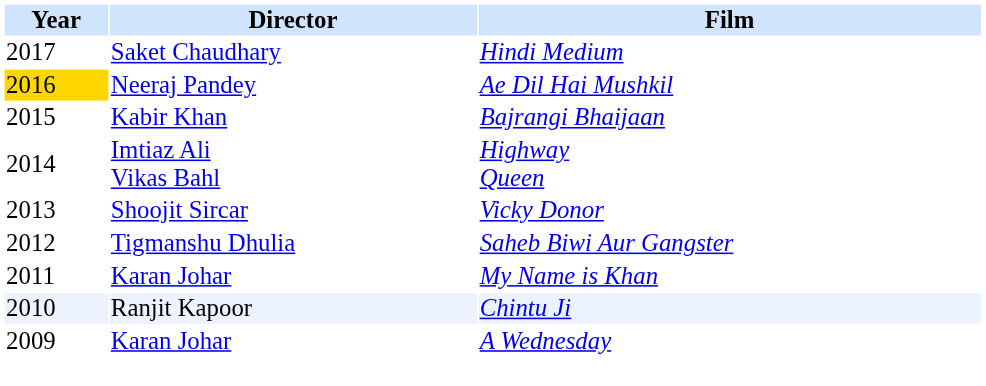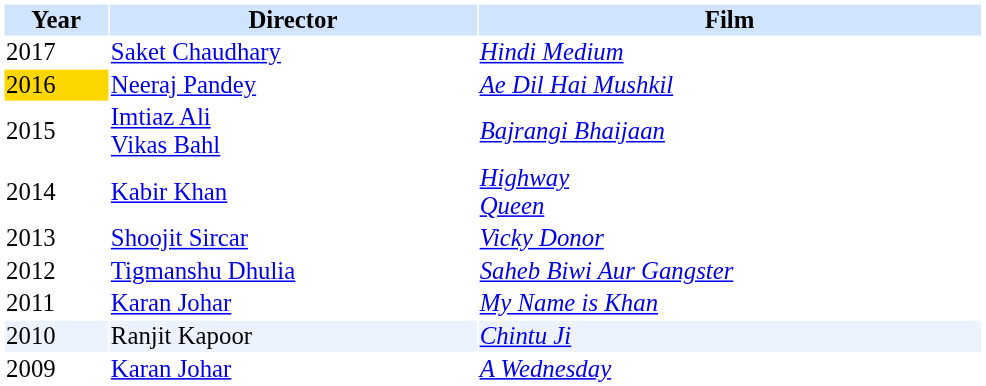(169, 117) Kabir Khan -> (166, 131) Imtiaz Ali Vikas Bahl
(166, 163) Imtiaz Ali Vikas Bahl -> (169, 191) Kabir Khan
